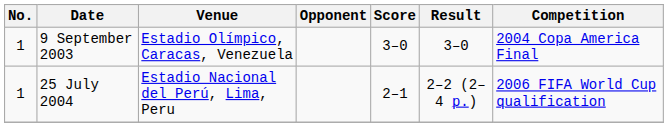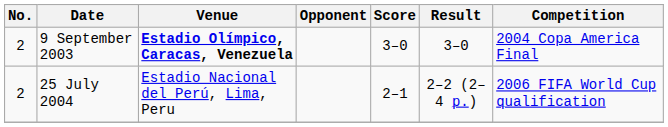(21, 47) 1 -> (21, 47) 2
(217, 47) normal -> (217, 47) bold
(21, 94) 1 -> (21, 94) 2
